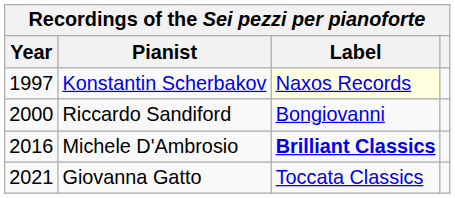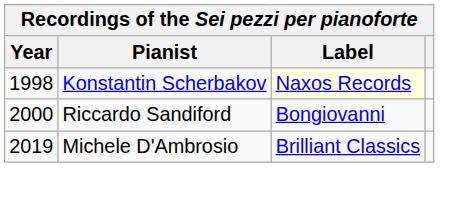(31, 83) 1997 -> (31, 83) 1998
(31, 146) 2016 -> (31, 146) 2019
(356, 146) bold -> (348, 146) normal
- row: (132, 177)
